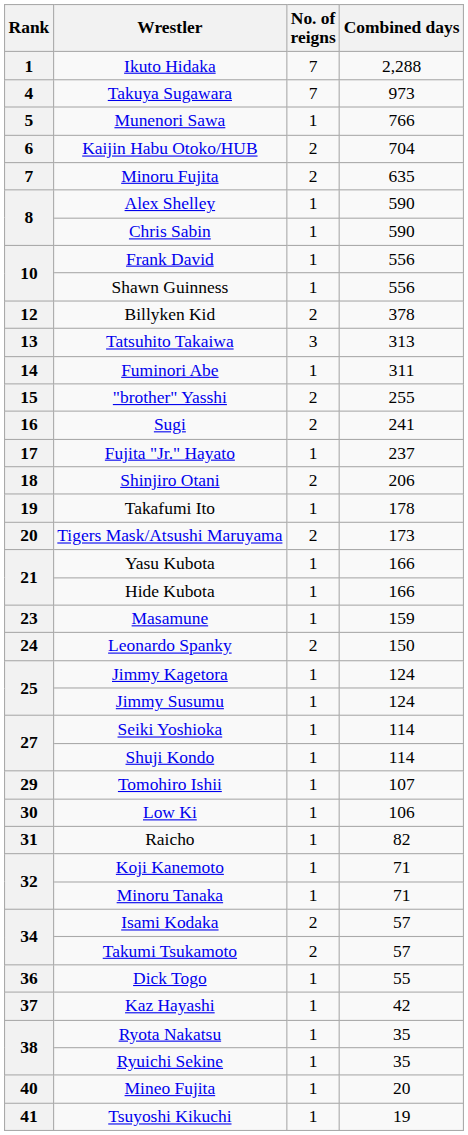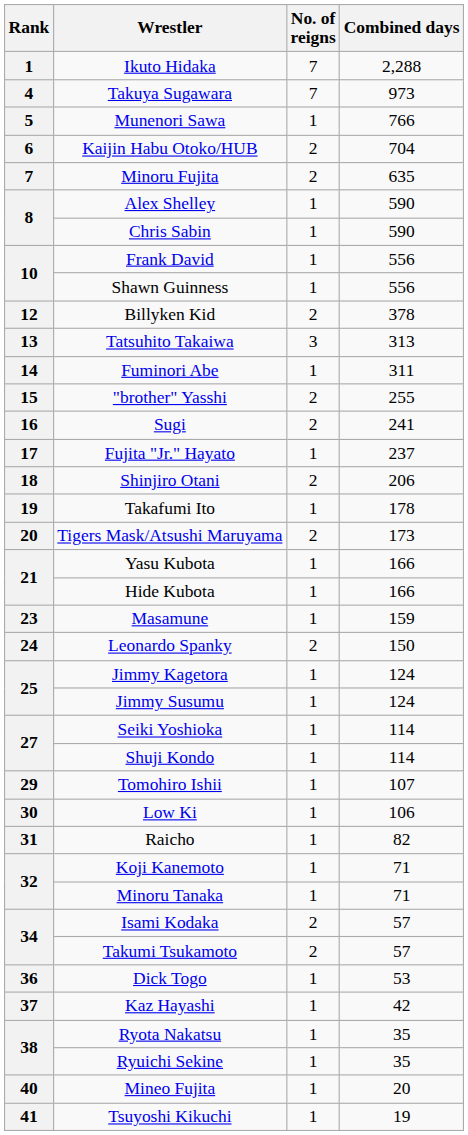(402, 978) 55 -> (402, 978) 53
